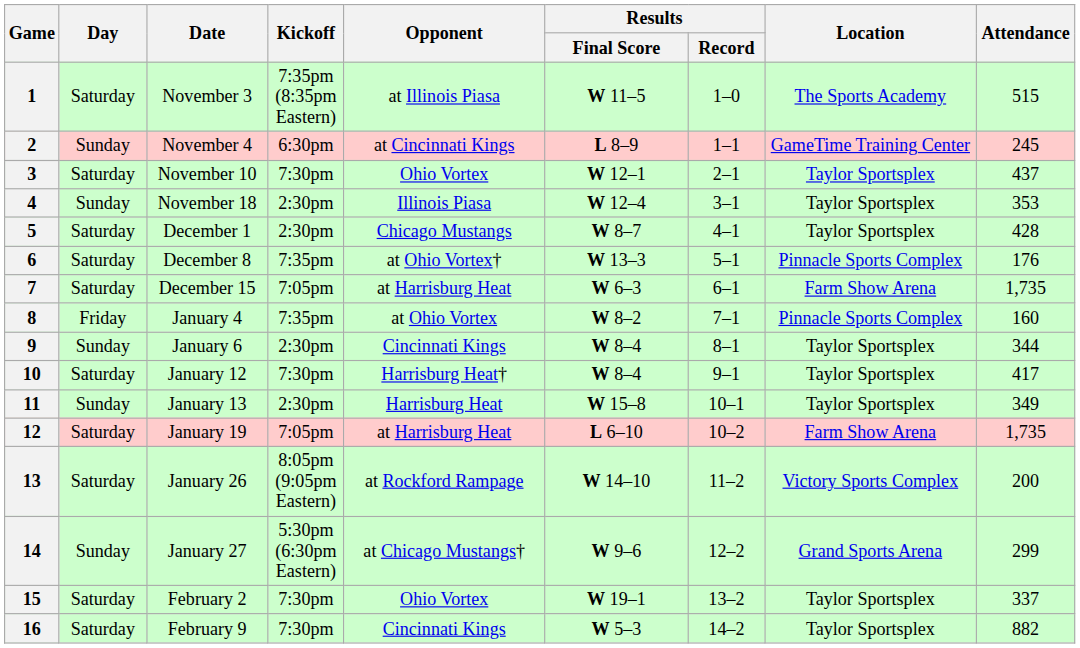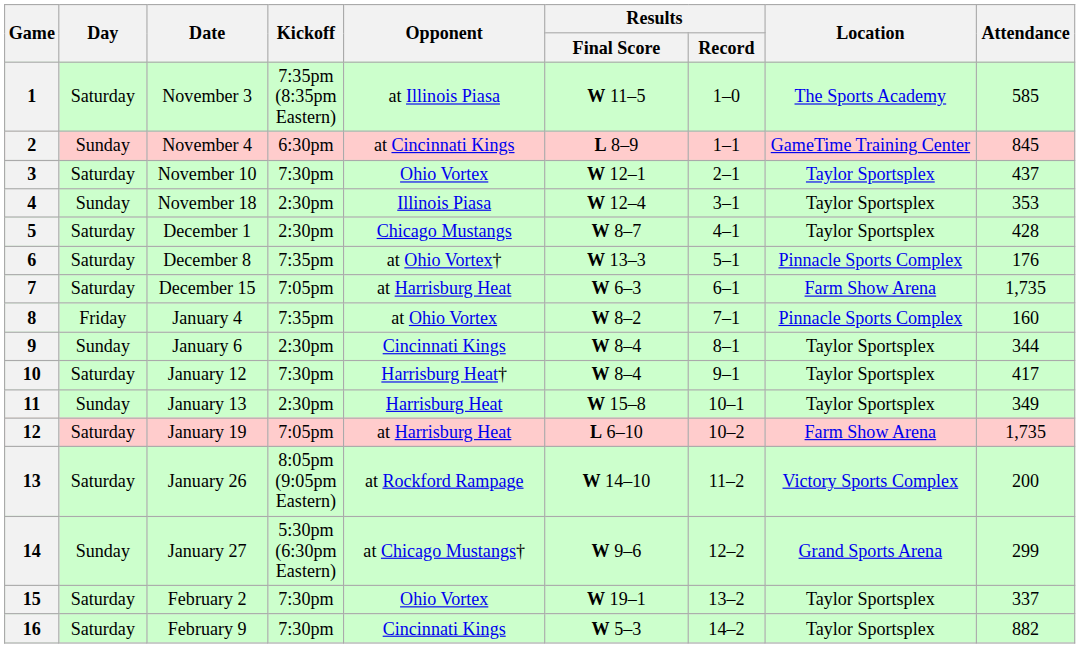(1026, 96) 515 -> (1026, 96) 585
(1026, 145) 245 -> (1026, 145) 845
